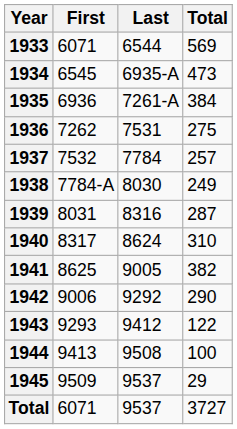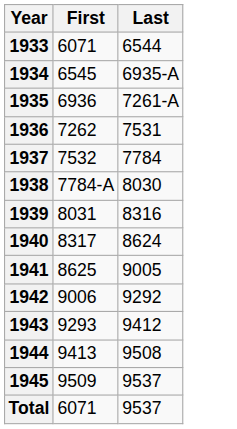- column: (208, 18)
